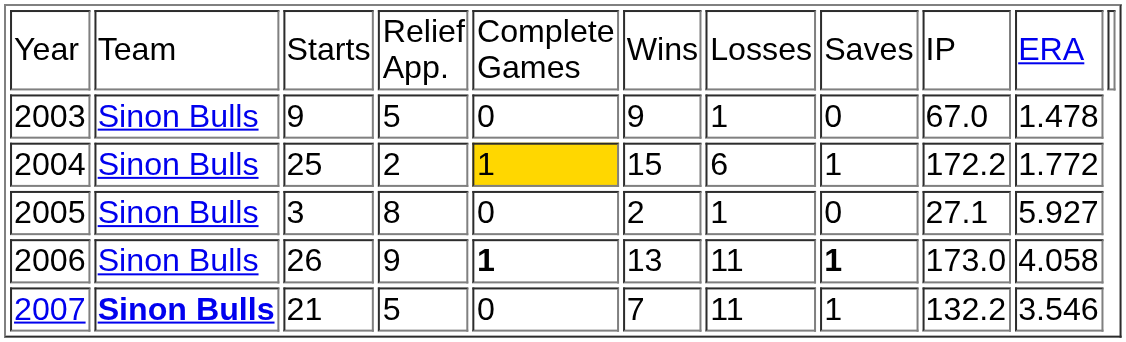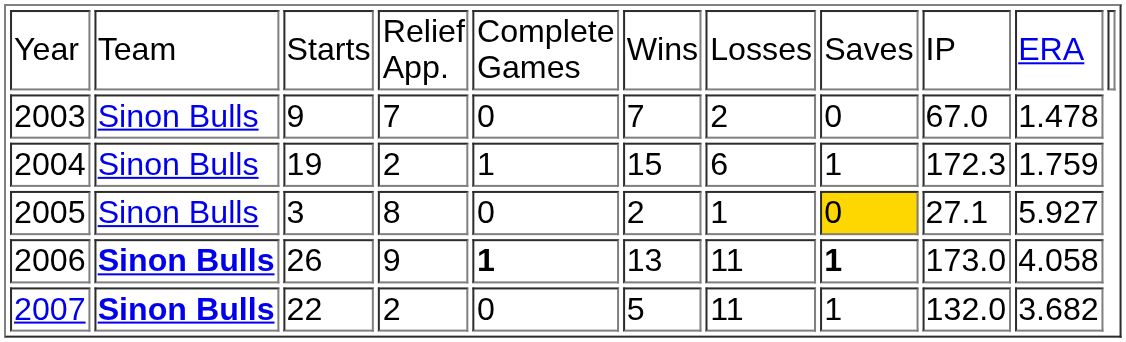(392, 116) 5 -> (392, 116) 7
(636, 116) 9 -> (636, 116) 7
(719, 116) 1 -> (719, 116) 2
(304, 164) 25 -> (304, 164) 19
(486, 164) gold background -> (486, 164) no background
(966, 164) 172.2 -> (966, 164) 172.3
(1058, 164) 1.772 -> (1058, 164) 1.759
(833, 212) no background -> (833, 212) gold background
(178, 260) normal -> (186, 260) bold
(304, 309) 21 -> (304, 309) 22
(392, 309) 5 -> (392, 309) 2
(636, 309) 7 -> (636, 309) 5
(966, 309) 132.2 -> (966, 309) 132.0
(1058, 309) 3.546 -> (1058, 309) 3.682
